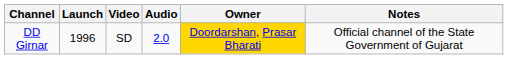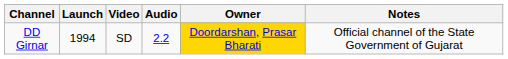(83, 38) 1996 -> (83, 38) 1994
(161, 38) 2.0 -> (161, 38) 2.2
